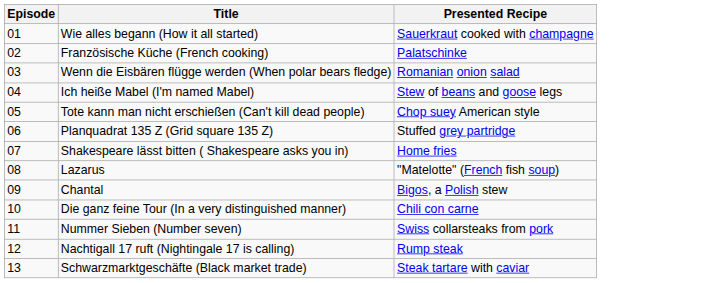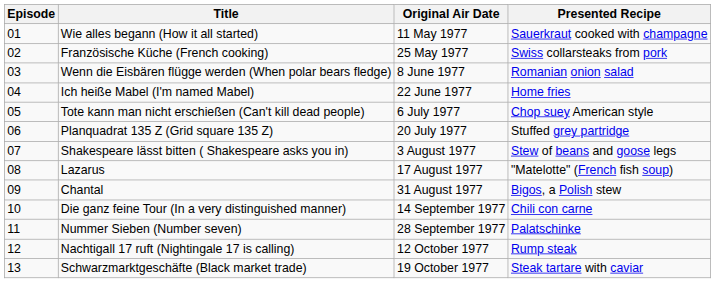+ column: (451, 14)
(432, 53) Palatschinke -> (589, 53) Swiss collarsteaks from pork
(480, 92) Stew of beans and goose legs -> (541, 92) Home fries
(427, 151) Home fries -> (594, 151) Stew of beans and goose legs
(475, 229) Swiss collarsteaks from pork -> (546, 229) Palatschinke
